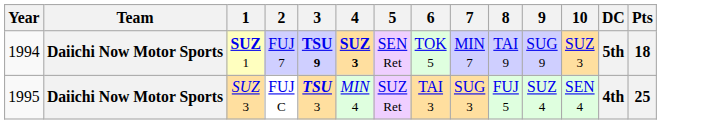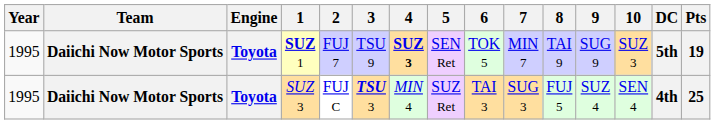+ column: (254, 17)
(24, 52) 1994 -> (24, 52) 1995
(317, 52) bold -> (371, 52) normal
(642, 52) 18 -> (696, 52) 19
